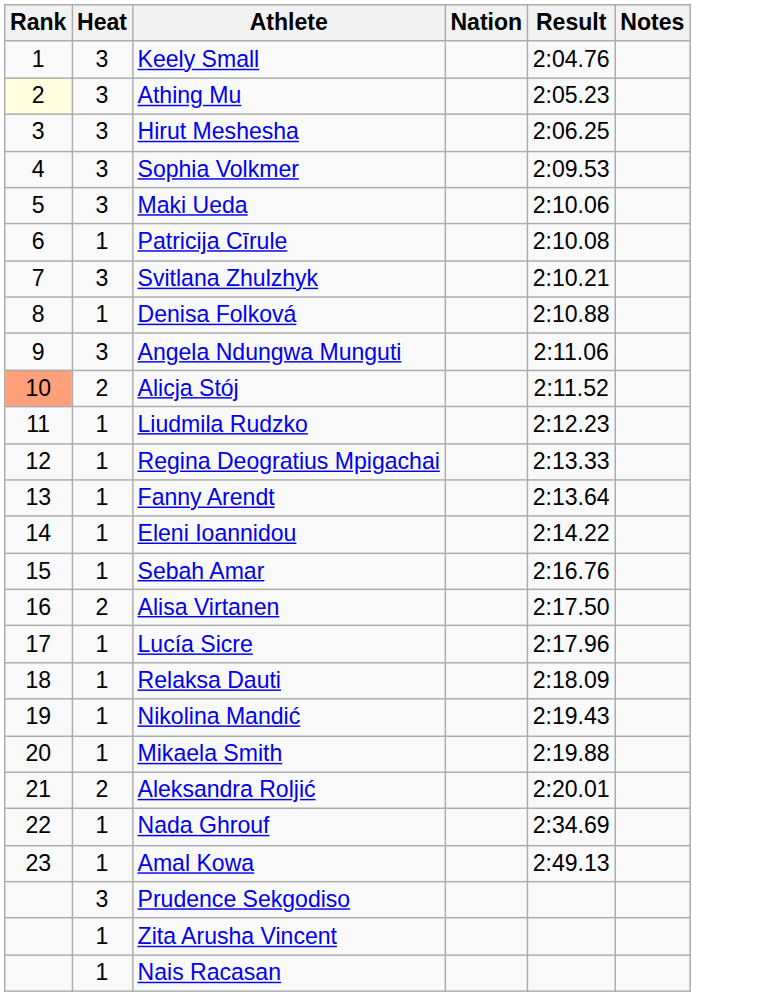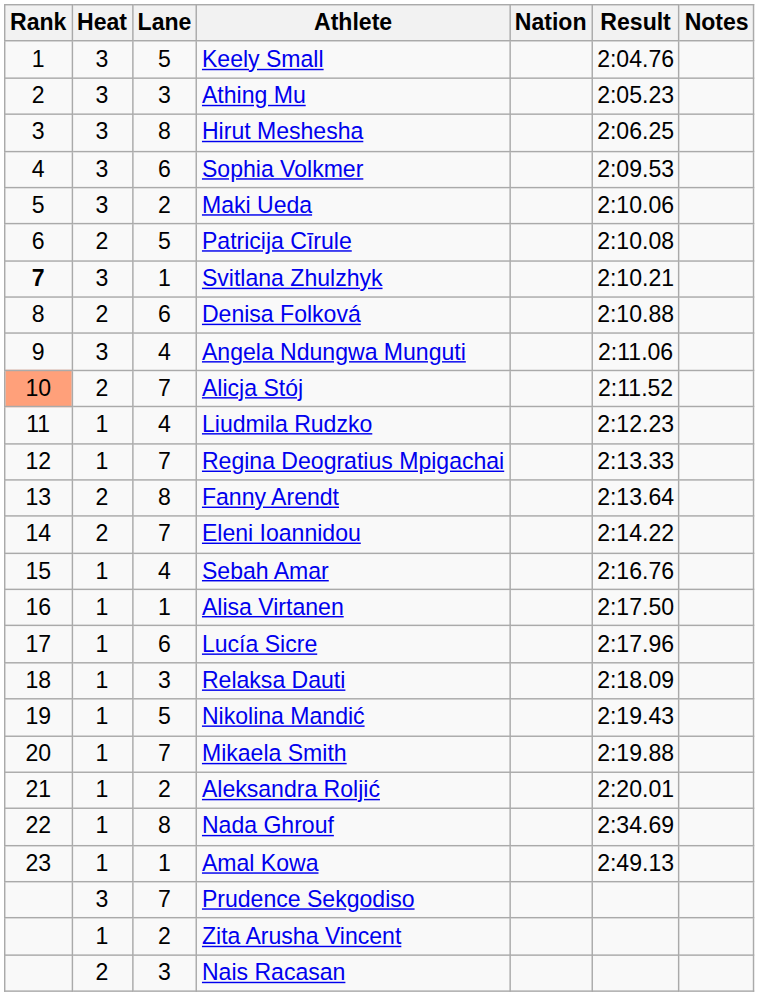+ column: (164, 22)
(38, 95) lightyellow background -> (38, 95) no background
(102, 242) 1 -> (102, 242) 2
(38, 278) normal -> (38, 278) bold
(102, 315) 1 -> (102, 315) 2
(102, 497) 1 -> (102, 497) 2
(102, 534) 1 -> (102, 534) 2
(102, 607) 2 -> (102, 607) 1
(102, 790) 2 -> (102, 790) 1
(102, 972) 1 -> (102, 972) 2
